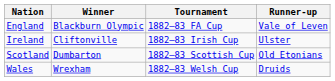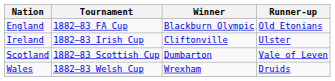columns swapped: (201, 12) <-> (98, 12)
(293, 26) Vale of Leven -> (291, 26) Old Etonians
(291, 55) Old Etonians -> (293, 55) Vale of Leven
